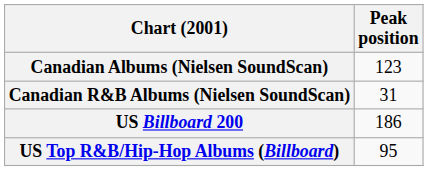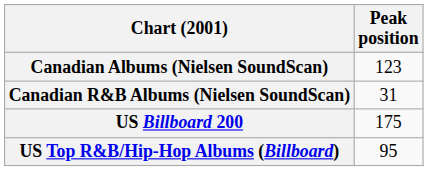(388, 123) 186 -> (388, 123) 175
